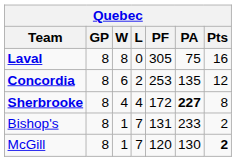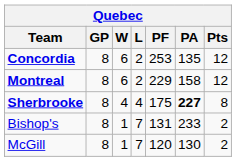- row: (25, 59)
+ row: (36, 80)
(160, 102) 172 -> (160, 102) 175
(224, 145) bold -> (224, 145) normal
